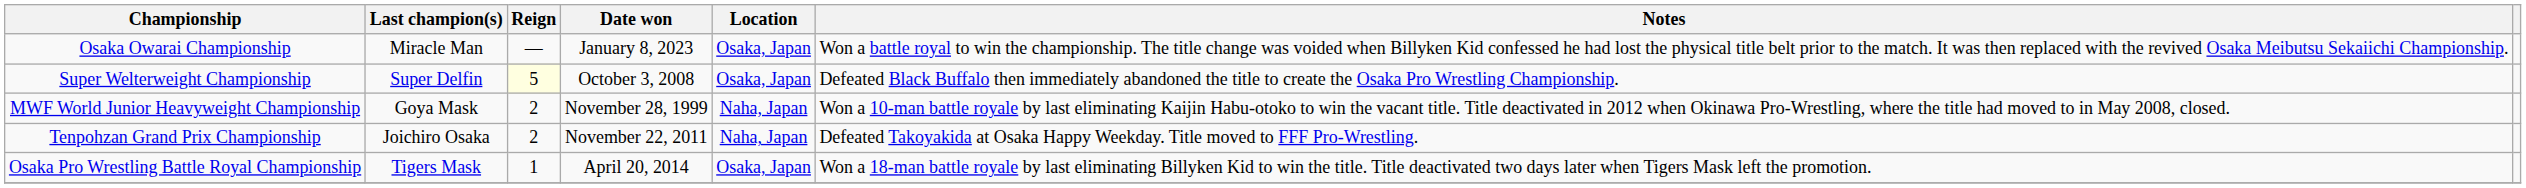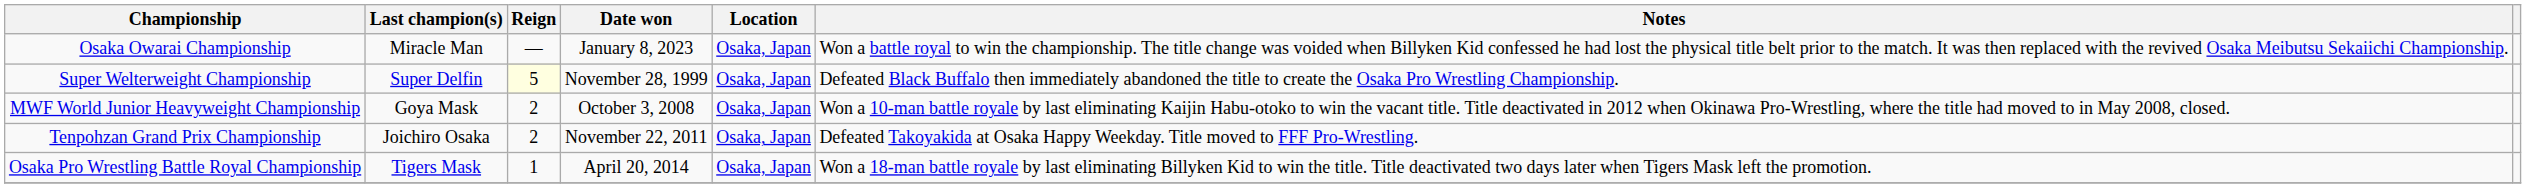(636, 78) October 3, 2008 -> (636, 78) November 28, 1999
(636, 107) November 28, 1999 -> (636, 107) October 3, 2008
(764, 107) Naha, Japan -> (764, 107) Osaka, Japan
(764, 137) Naha, Japan -> (764, 137) Osaka, Japan
